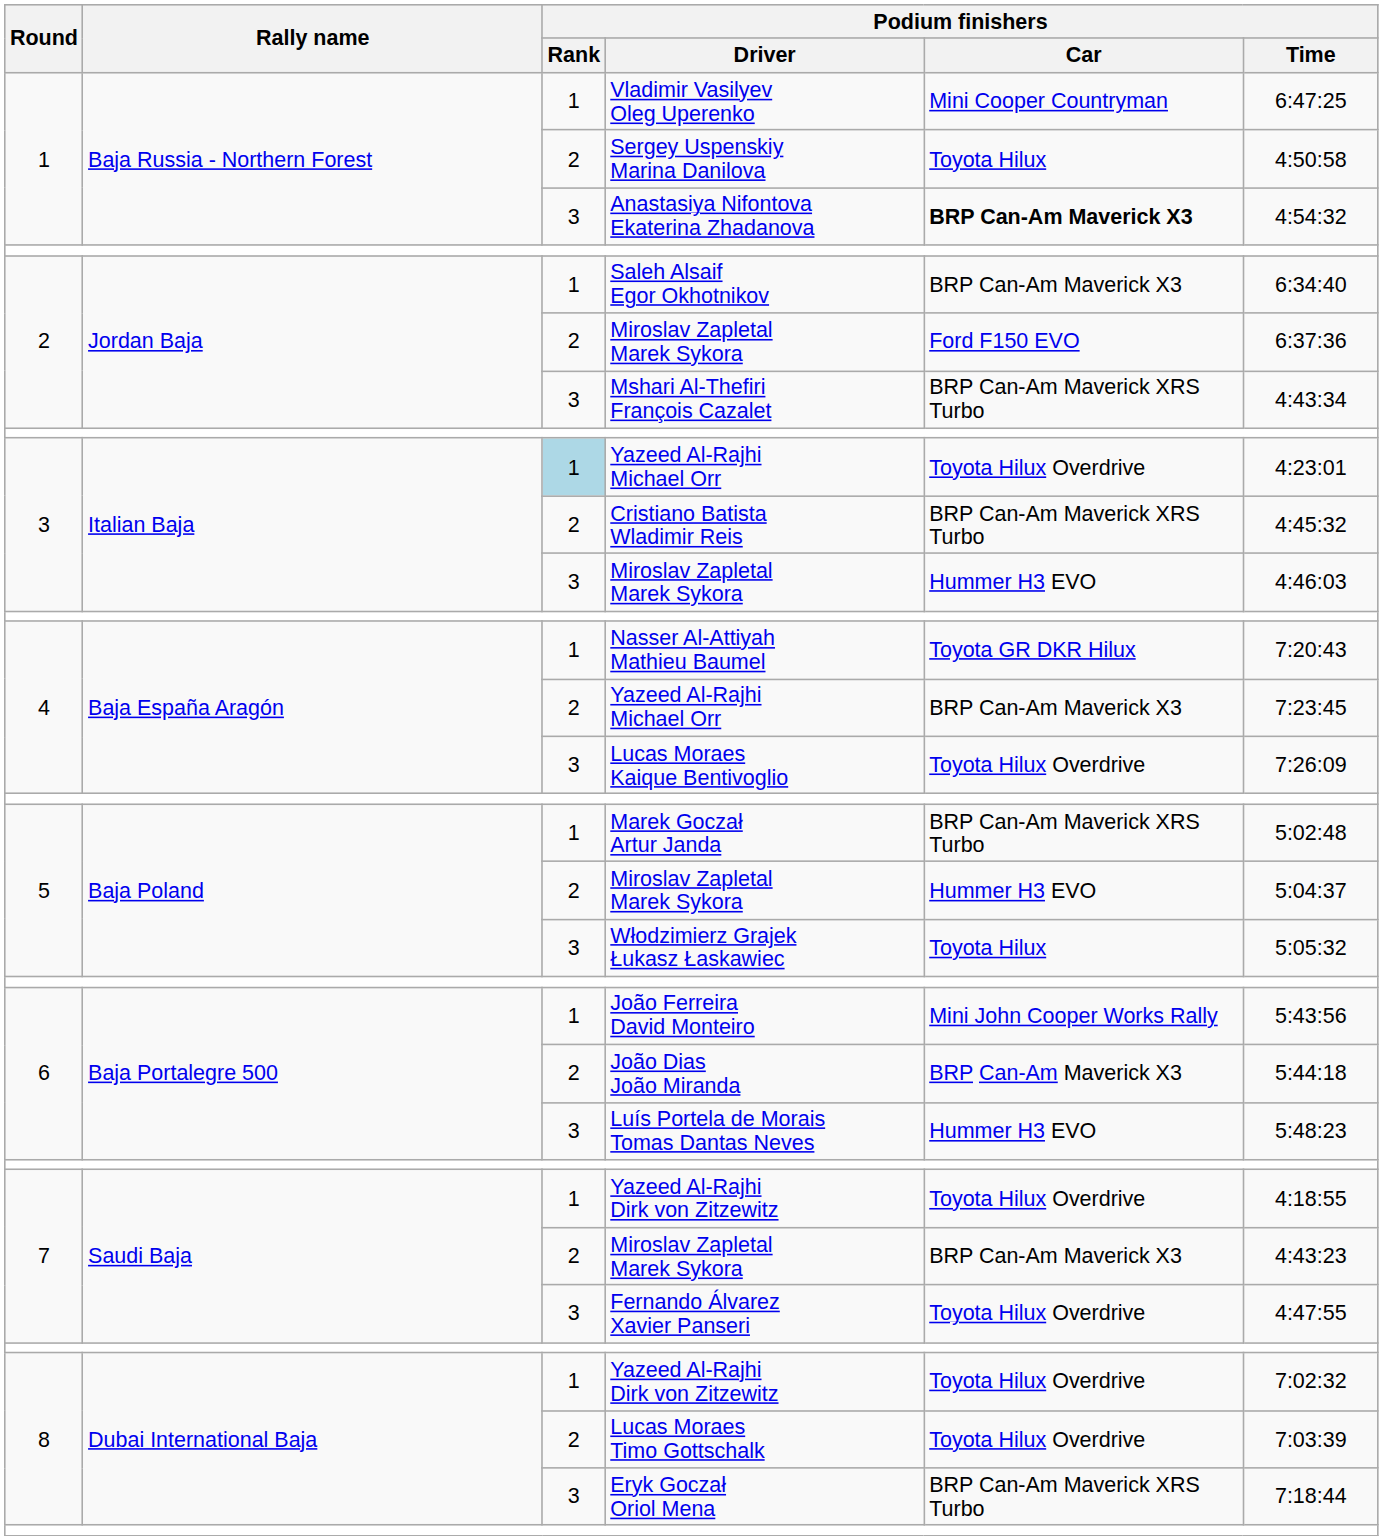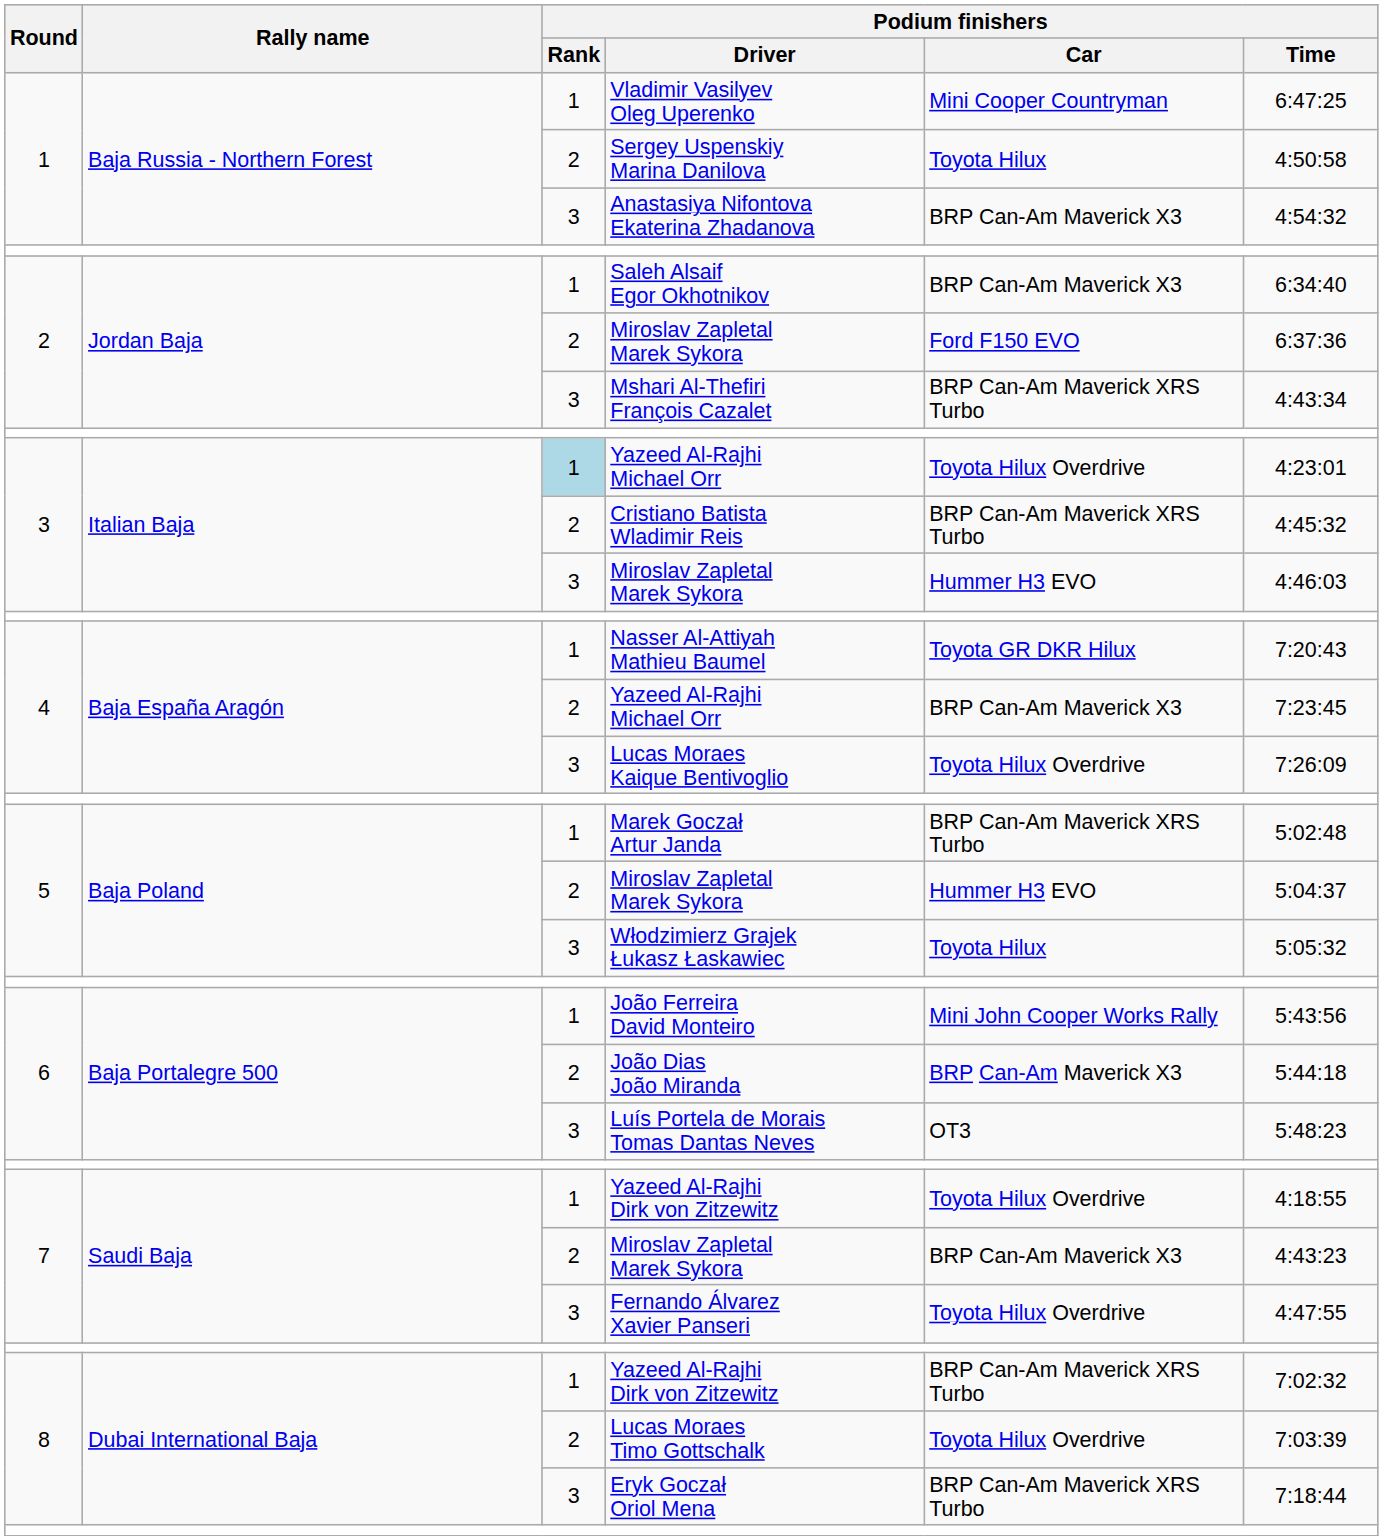(1061, 216) bold -> (1056, 216) normal
(1013, 1130) Hummer H3 EVO -> (950, 1130) OT3
(1037, 1381) Toyota Hilux Overdrive -> (1064, 1381) BRP Can-Am Maverick XRS Turbo
